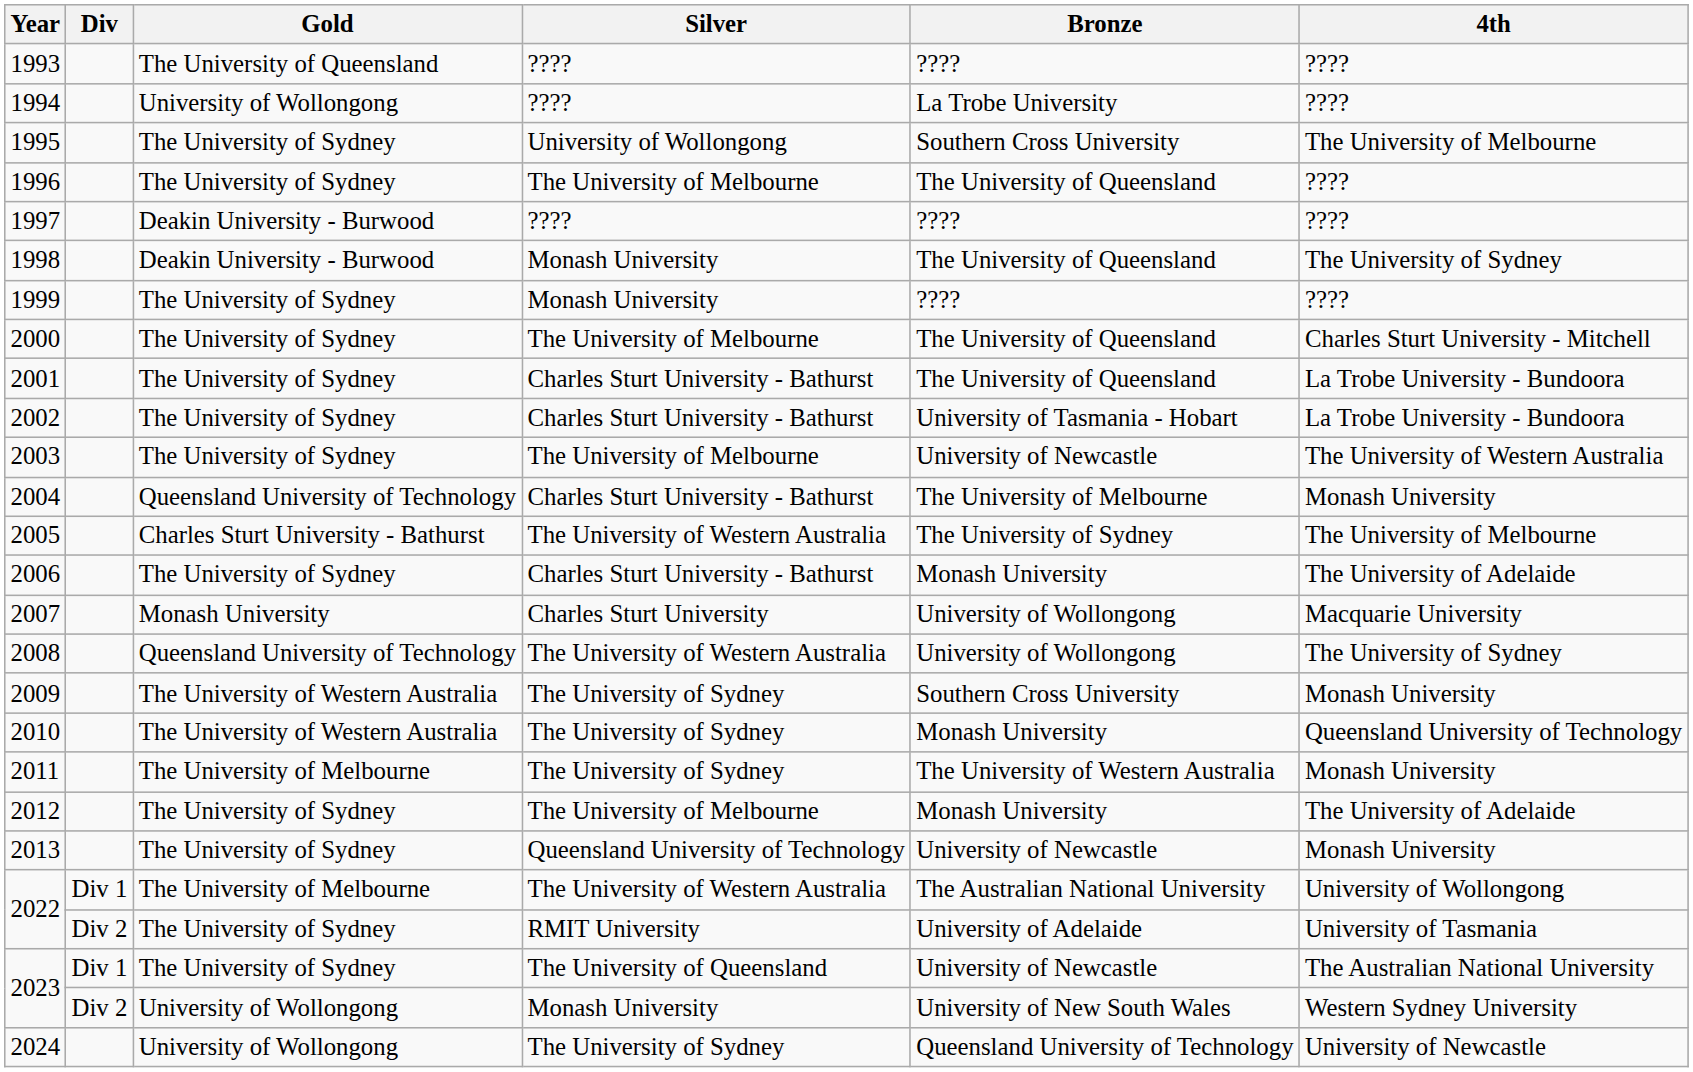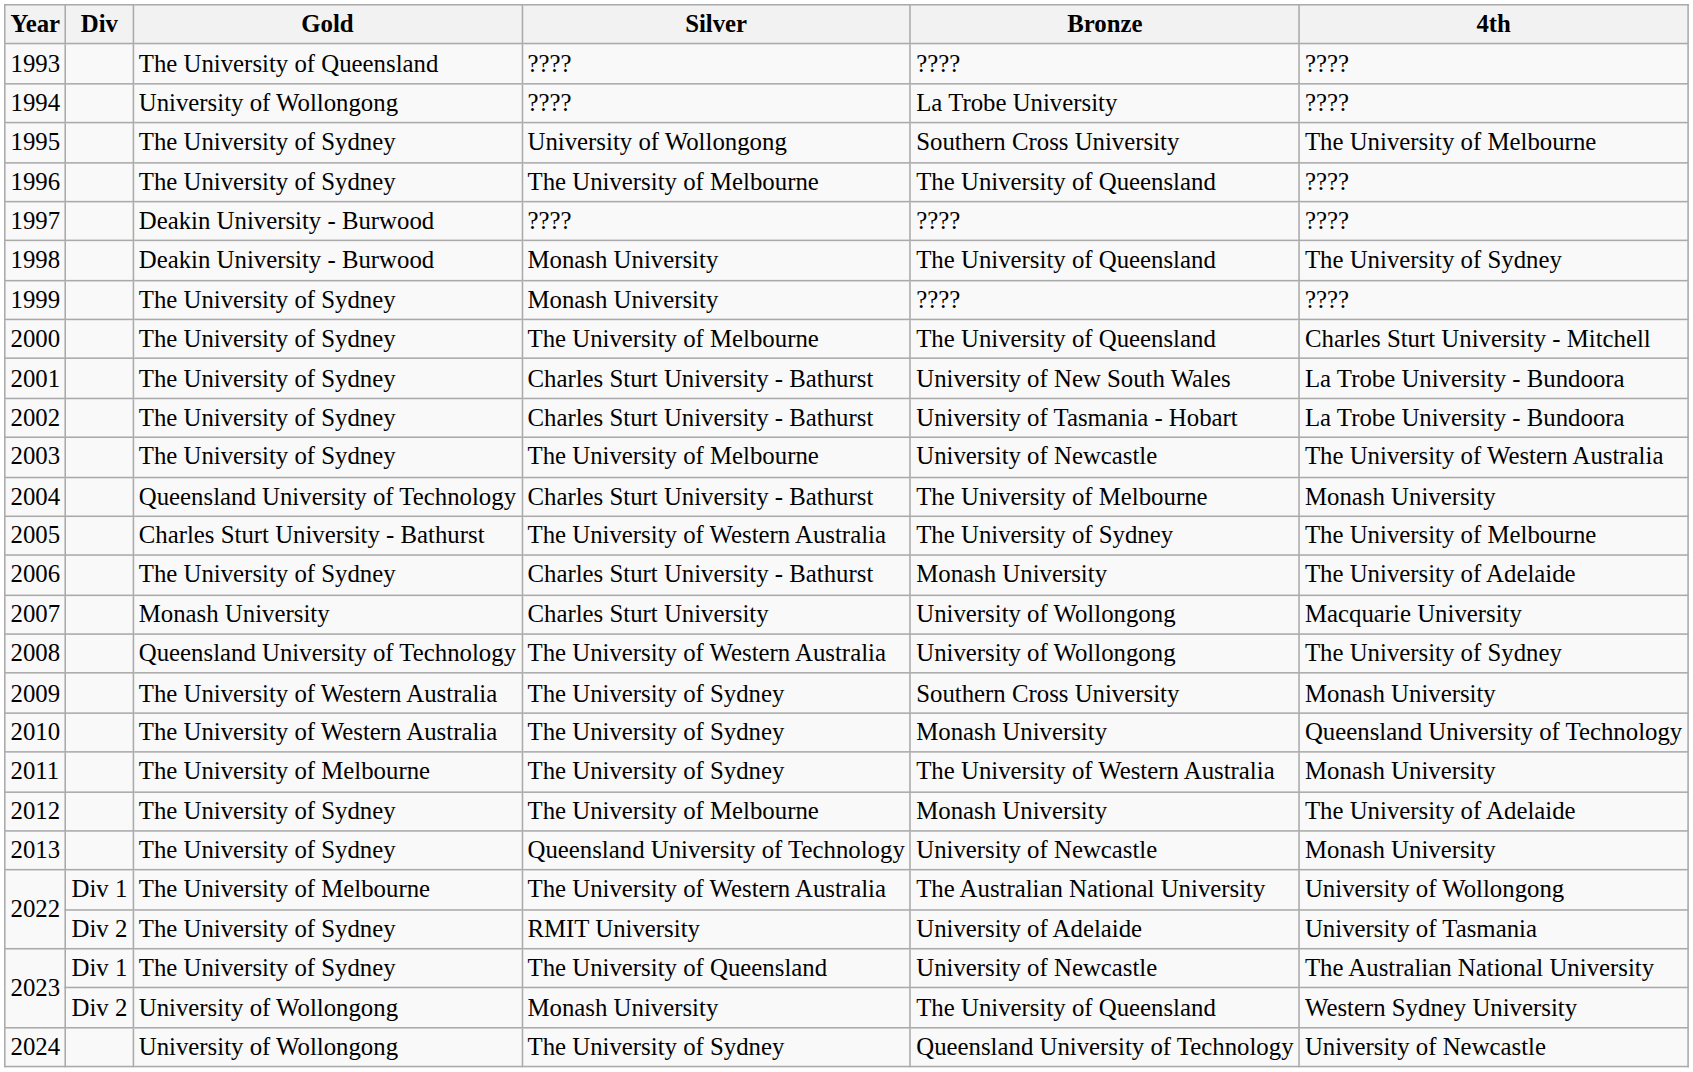(1066, 378) The University of Queensland -> (1073, 378) University of New South Wales
(1073, 1007) University of New South Wales -> (1066, 1007) The University of Queensland
